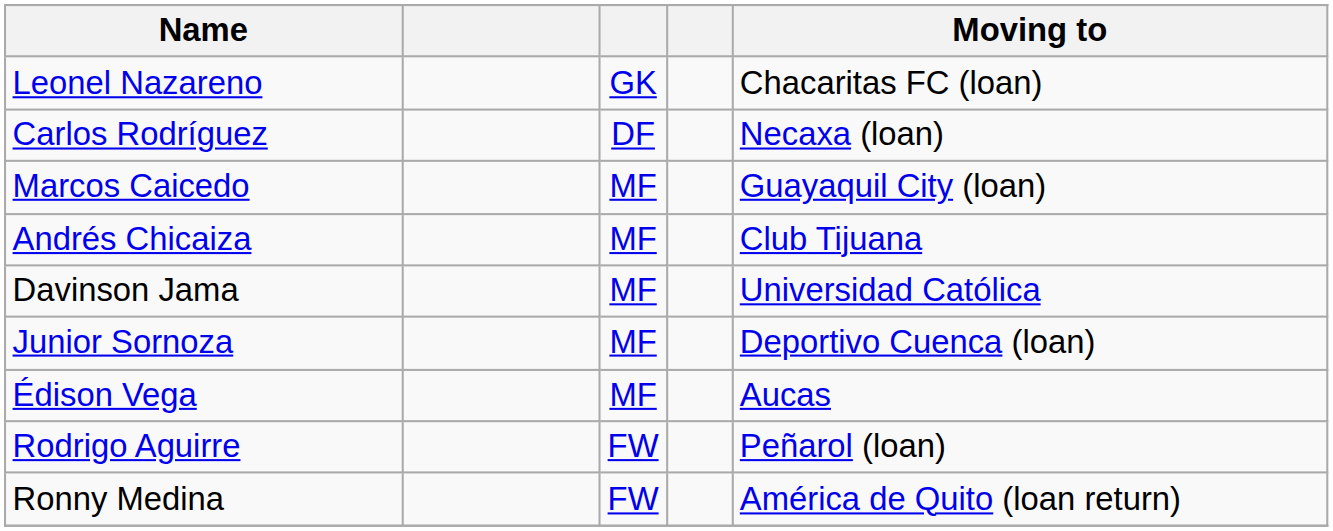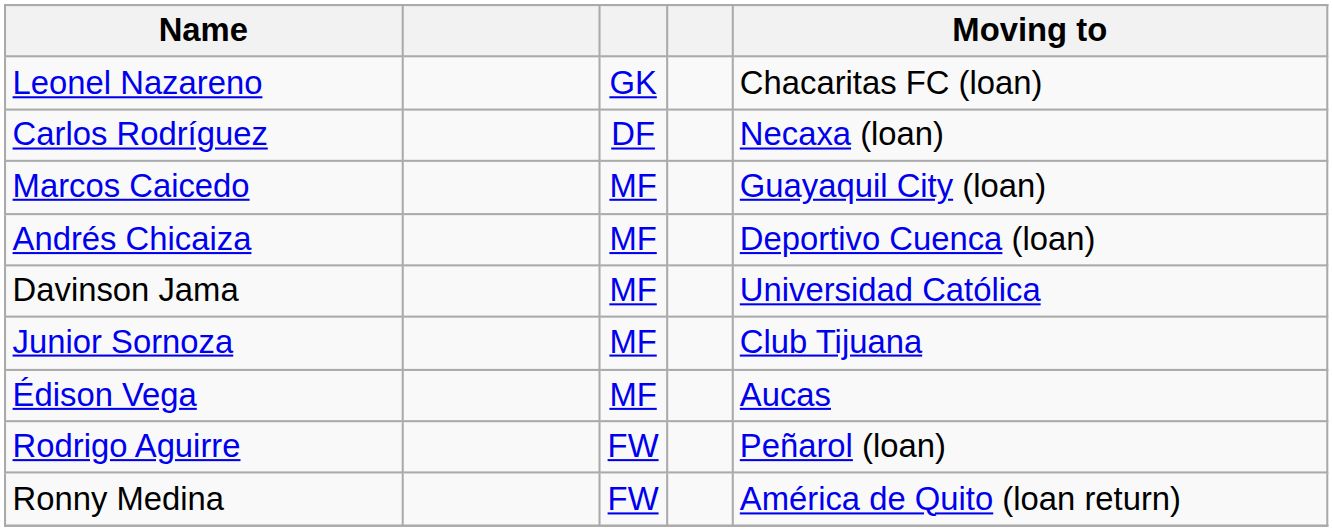(831, 238) Club Tijuana -> (918, 238) Deportivo Cuenca (loan)
(918, 342) Deportivo Cuenca (loan) -> (831, 342) Club Tijuana
